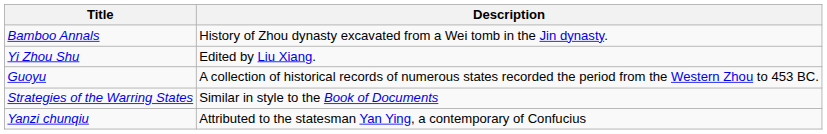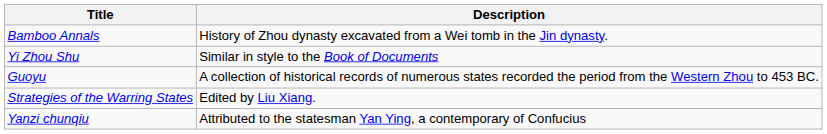(258, 56) Edited by Liu Xiang. -> (319, 56) Similar in style to the Book of Documents
(319, 98) Similar in style to the Book of Documents -> (258, 98) Edited by Liu Xiang.
